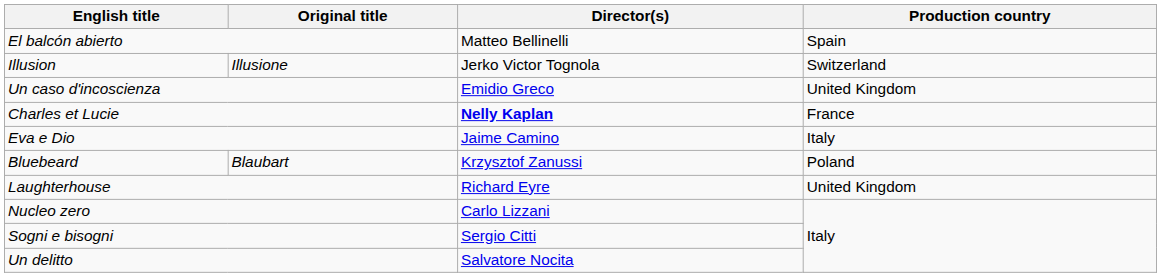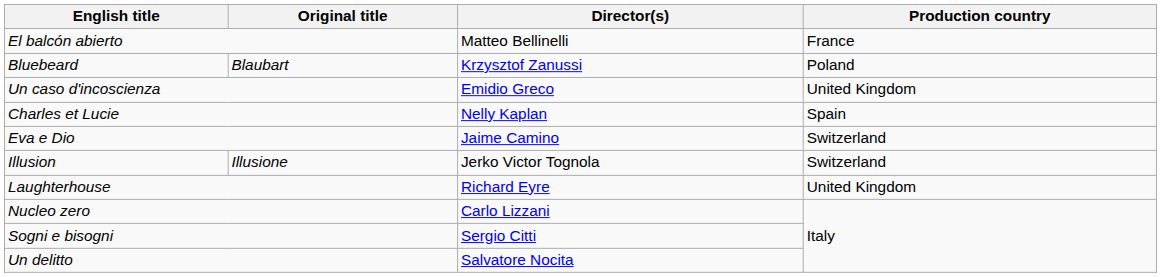(826, 41) Spain -> (831, 41) France
rows swapped: (43, 162) <-> (32, 65)
(507, 114) bold -> (504, 114) normal
(831, 114) France -> (826, 114) Spain
(821, 138) Italy -> (846, 138) Switzerland
